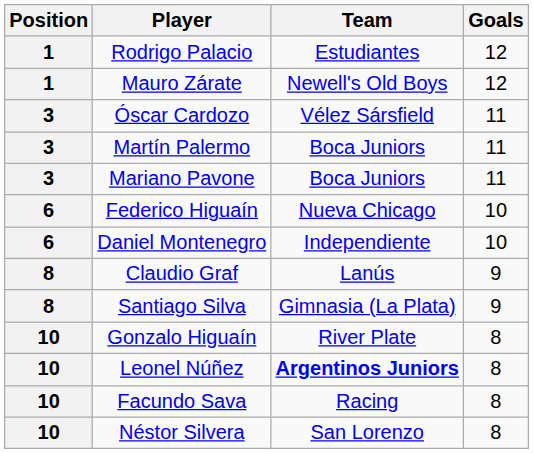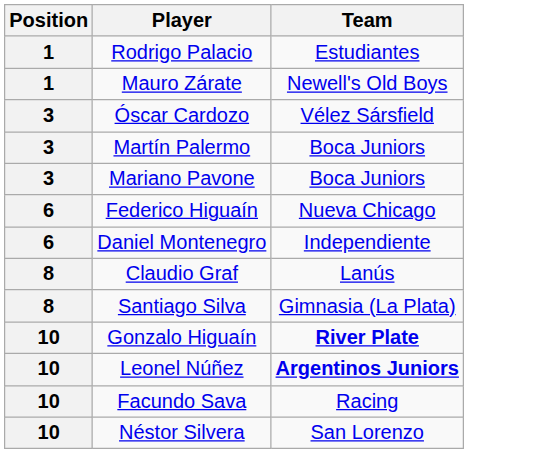- column: (496, 20)
(367, 337) normal -> (367, 337) bold
